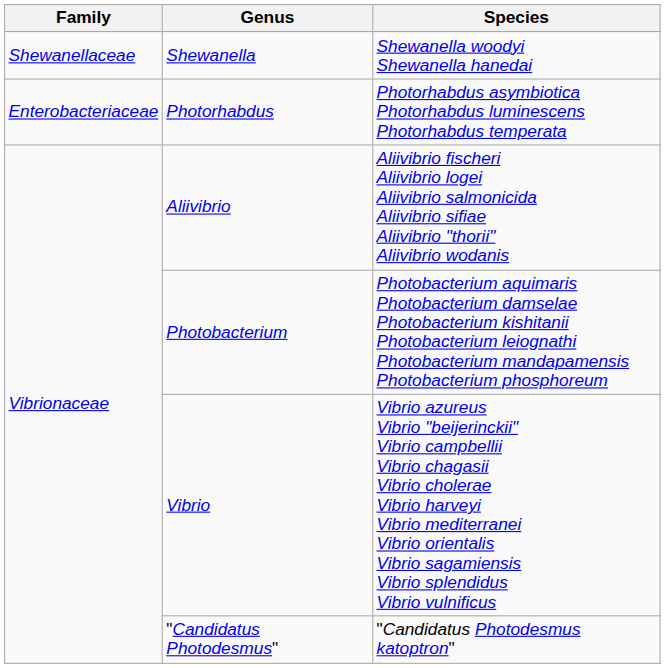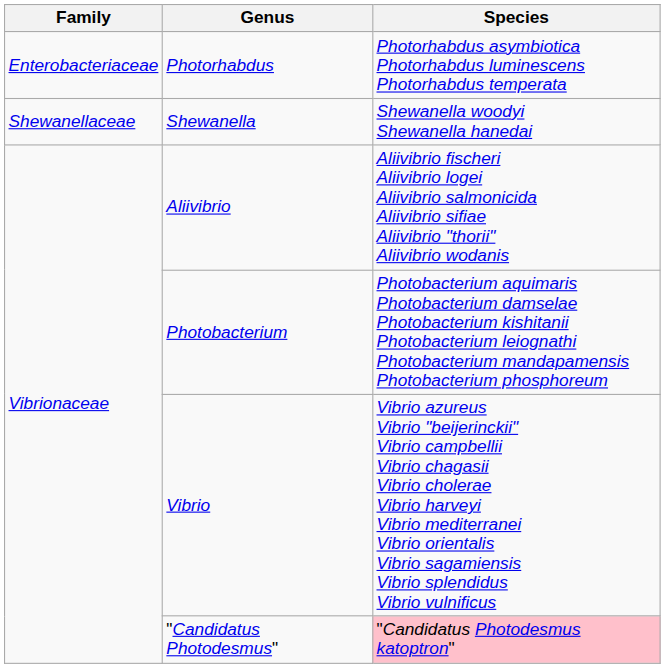rows swapped: (220, 111) <-> (211, 55)
(479, 639) no background -> (479, 639) pink background
